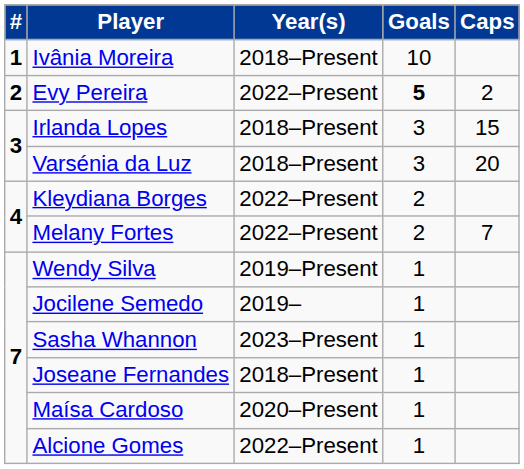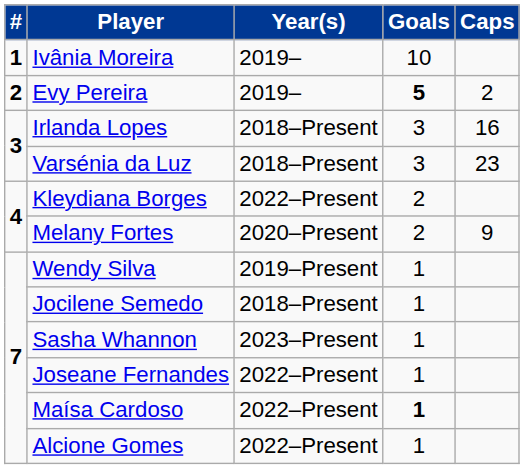(309, 57) 2018–Present -> (270, 57) 2019–
(309, 92) 2022–Present -> (270, 92) 2019–
(487, 127) 15 -> (487, 127) 16
(487, 163) 20 -> (487, 163) 23
(309, 233) 2022–Present -> (309, 233) 2020–Present
(487, 233) 7 -> (487, 233) 9
(270, 304) 2019– -> (309, 304) 2018–Present
(309, 374) 2018–Present -> (309, 374) 2022–Present
(309, 410) 2020–Present -> (309, 410) 2022–Present
(419, 410) normal -> (419, 410) bold
